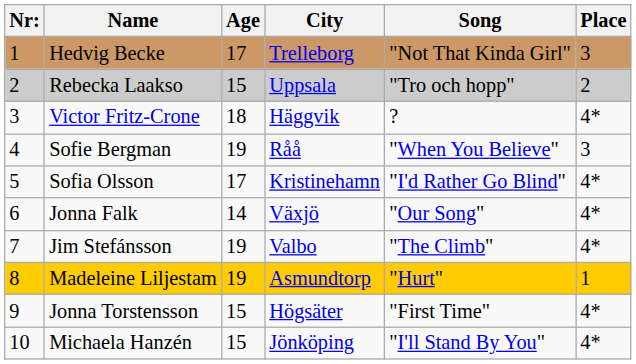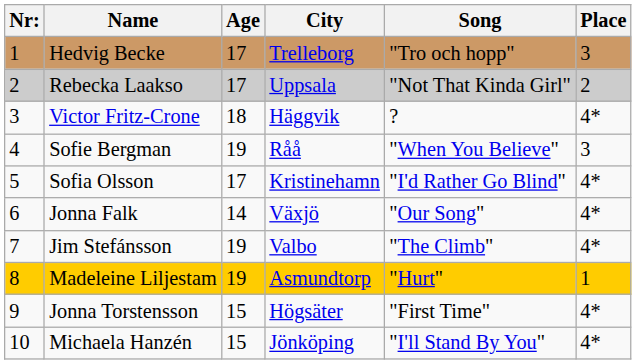(480, 52) "Not That Kinda Girl" -> (452, 52) "Tro och hopp"
(236, 85) 15 -> (236, 85) 17
(452, 85) "Tro och hopp" -> (480, 85) "Not That Kinda Girl"
